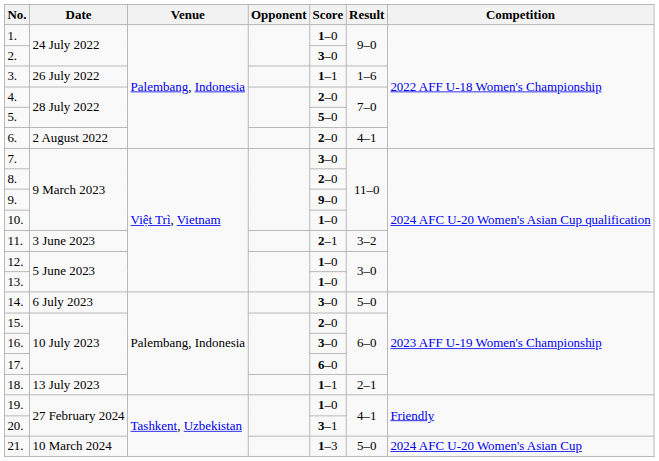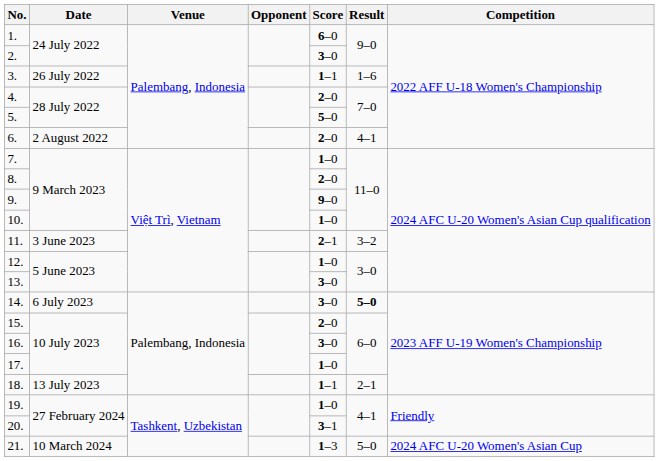(328, 35) 1–0 -> (328, 35) 6–0
(328, 158) 3–0 -> (328, 158) 1–0
(328, 281) 1–0 -> (328, 281) 3–0
(367, 302) normal -> (367, 302) bold
(328, 364) 6–0 -> (328, 364) 1–0
